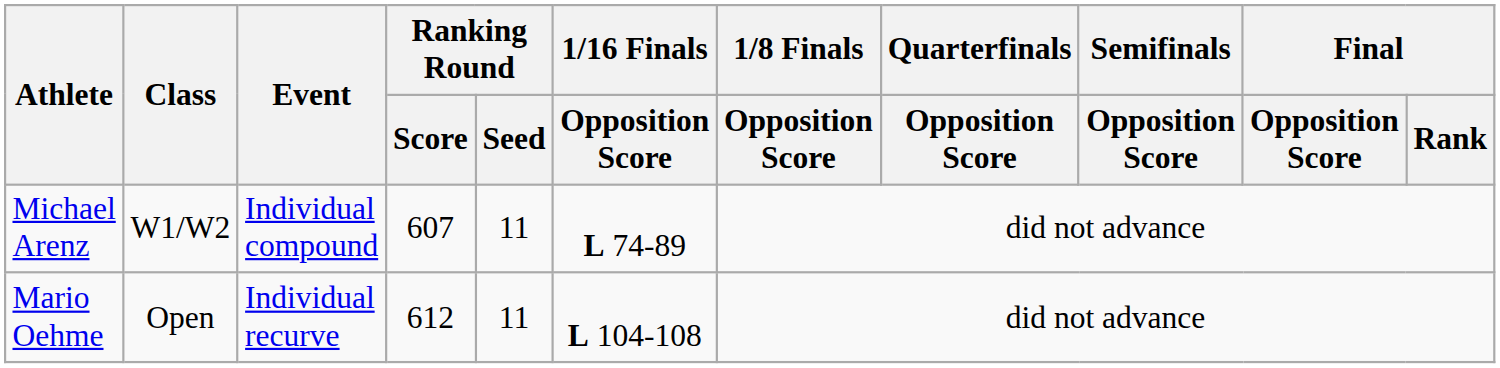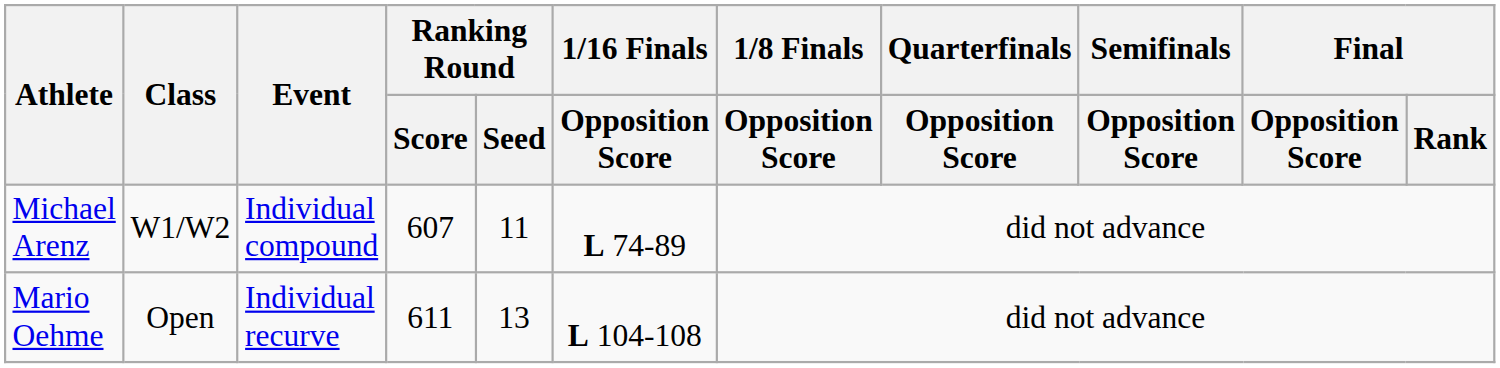(430, 317) 612 -> (430, 317) 611
(514, 317) 11 -> (514, 317) 13
